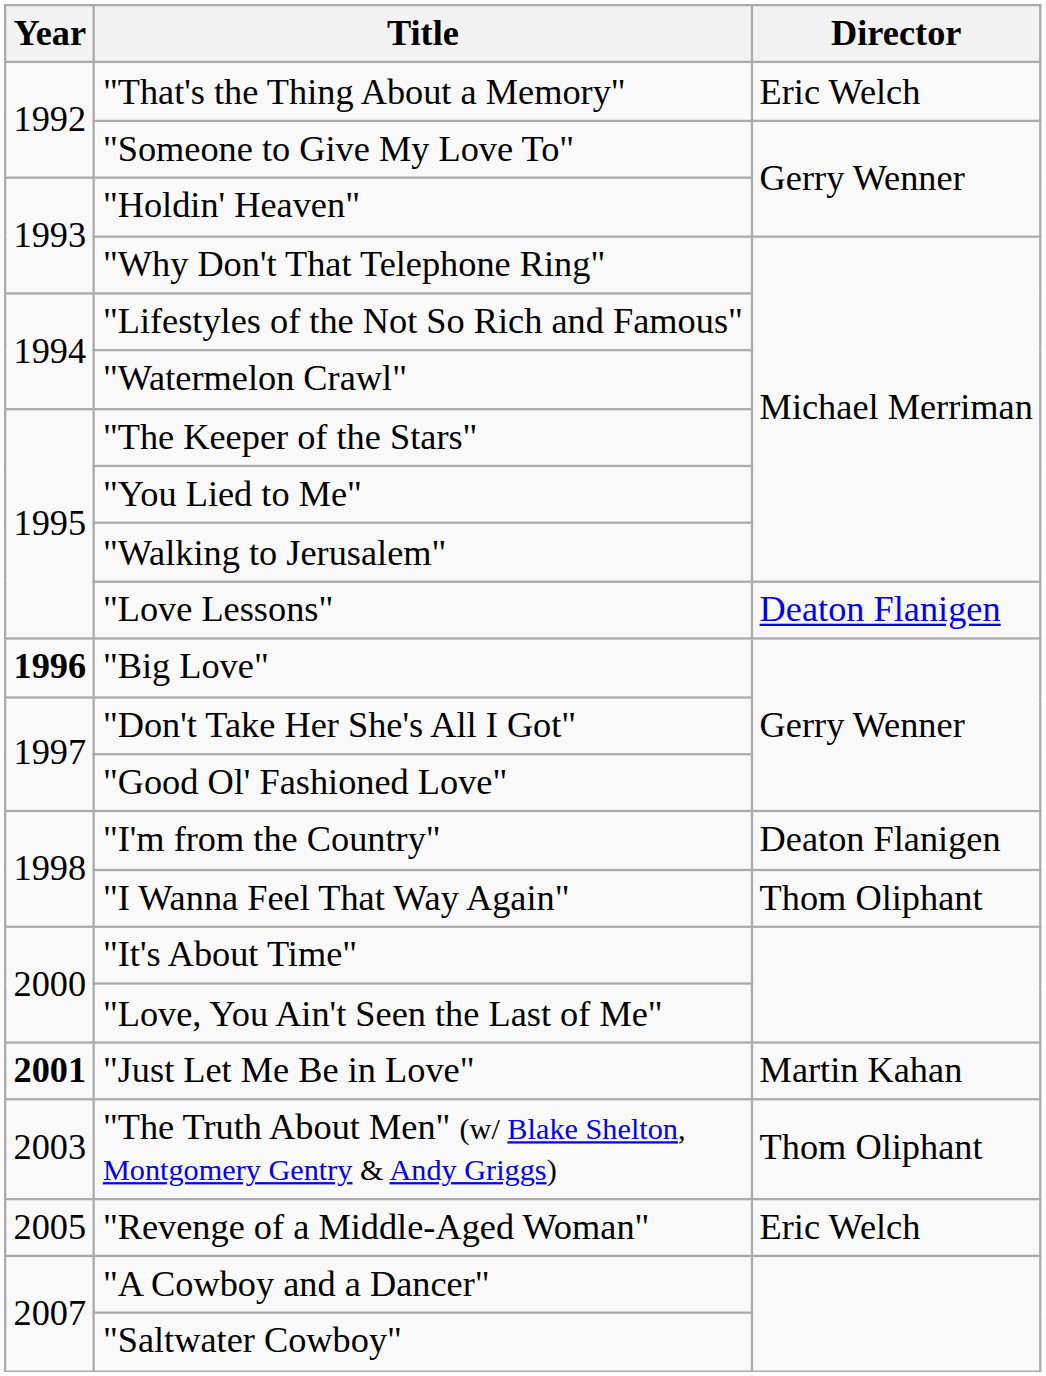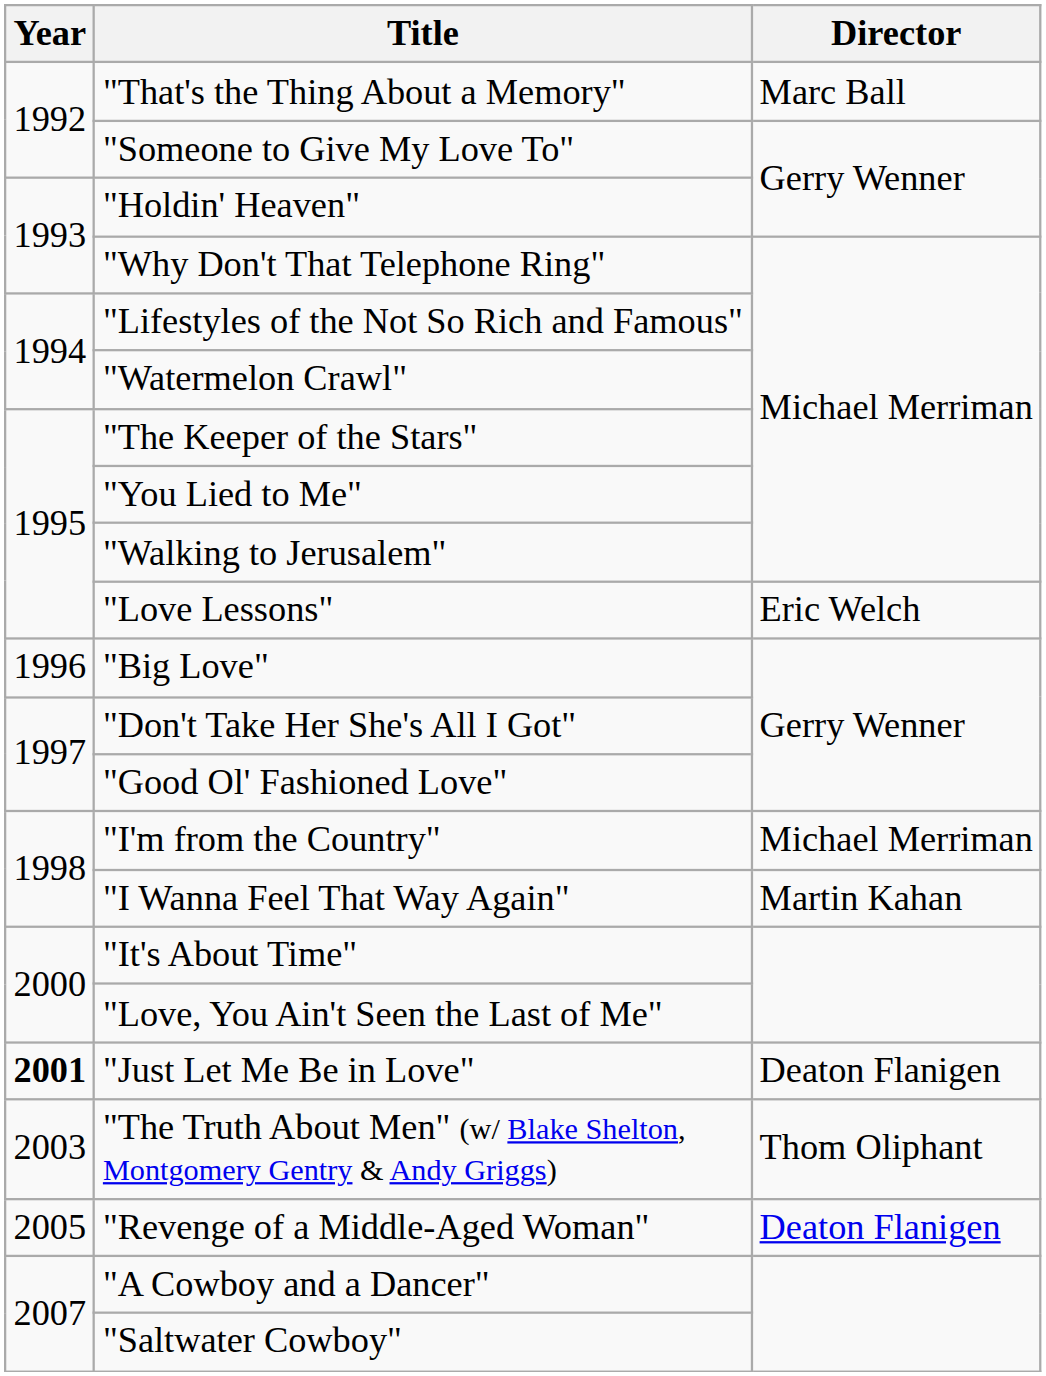(840, 90) Eric Welch -> (833, 90) Marc Ball
(880, 609) Deaton Flanigen -> (840, 609) Eric Welch
(50, 666) bold -> (50, 666) normal
(880, 839) Deaton Flanigen -> (896, 839) Michael Merriman
(871, 897) Thom Oliphant -> (861, 897) Martin Kahan
(861, 1070) Martin Kahan -> (880, 1070) Deaton Flanigen
(840, 1226) Eric Welch -> (880, 1226) Deaton Flanigen
